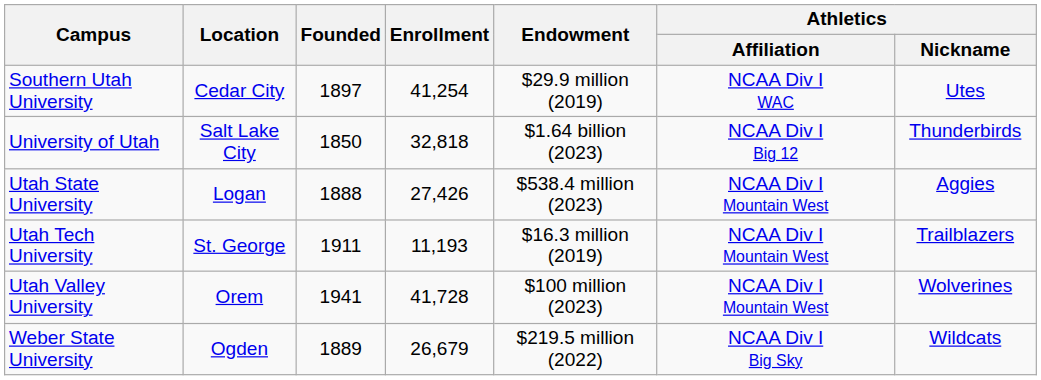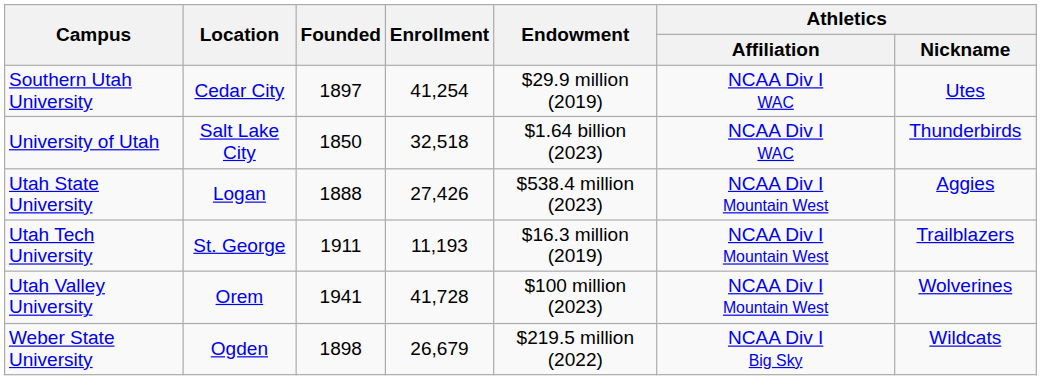(439, 142) 32,818 -> (439, 142) 32,518
(776, 142) NCAA Div I Big 12 -> (776, 142) NCAA Div I WAC
(341, 348) 1889 -> (341, 348) 1898
